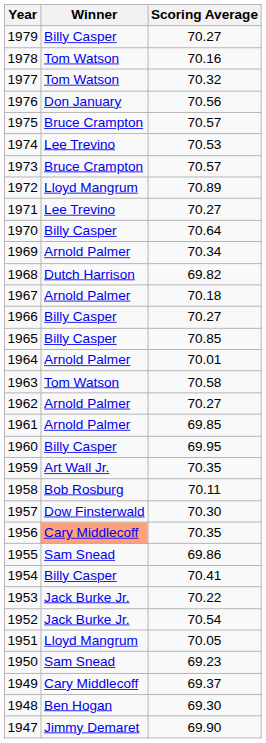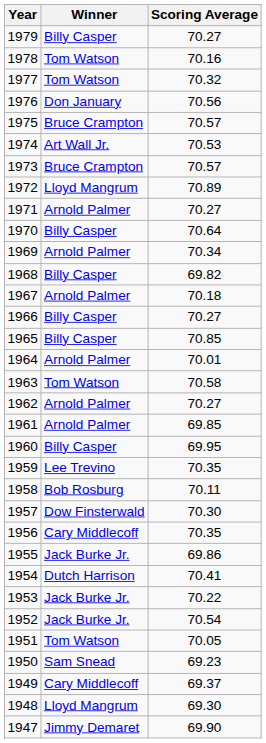(80, 144) Lee Trevino -> (77, 144) Art Wall Jr.
(80, 209) Lee Trevino -> (87, 209) Arnold Palmer
(89, 274) Dutch Harrison -> (80, 274) Billy Casper
(77, 468) Art Wall Jr. -> (80, 468) Lee Trevino
(91, 532) lightsalmon background -> (91, 532) no background
(80, 554) Sam Snead -> (87, 554) Jack Burke Jr.
(80, 576) Billy Casper -> (89, 576) Dutch Harrison
(91, 640) Lloyd Mangrum -> (82, 640) Tom Watson
(78, 705) Ben Hogan -> (91, 705) Lloyd Mangrum
